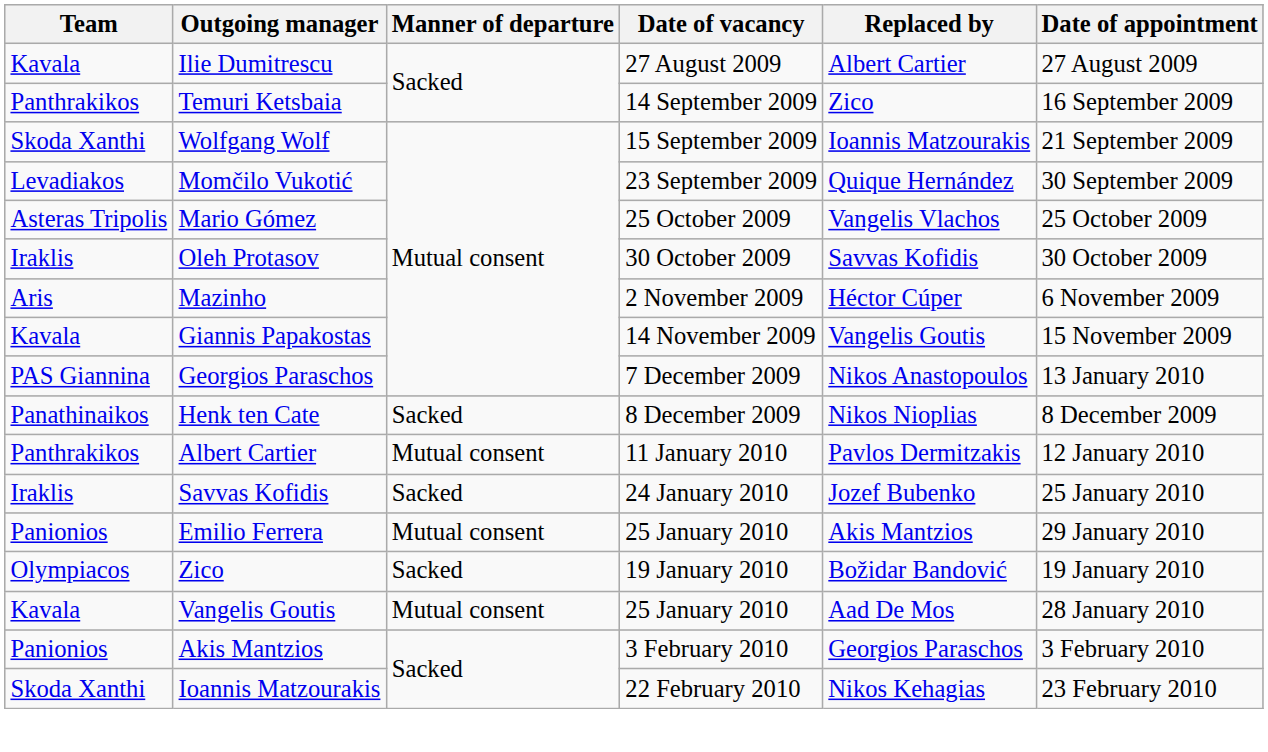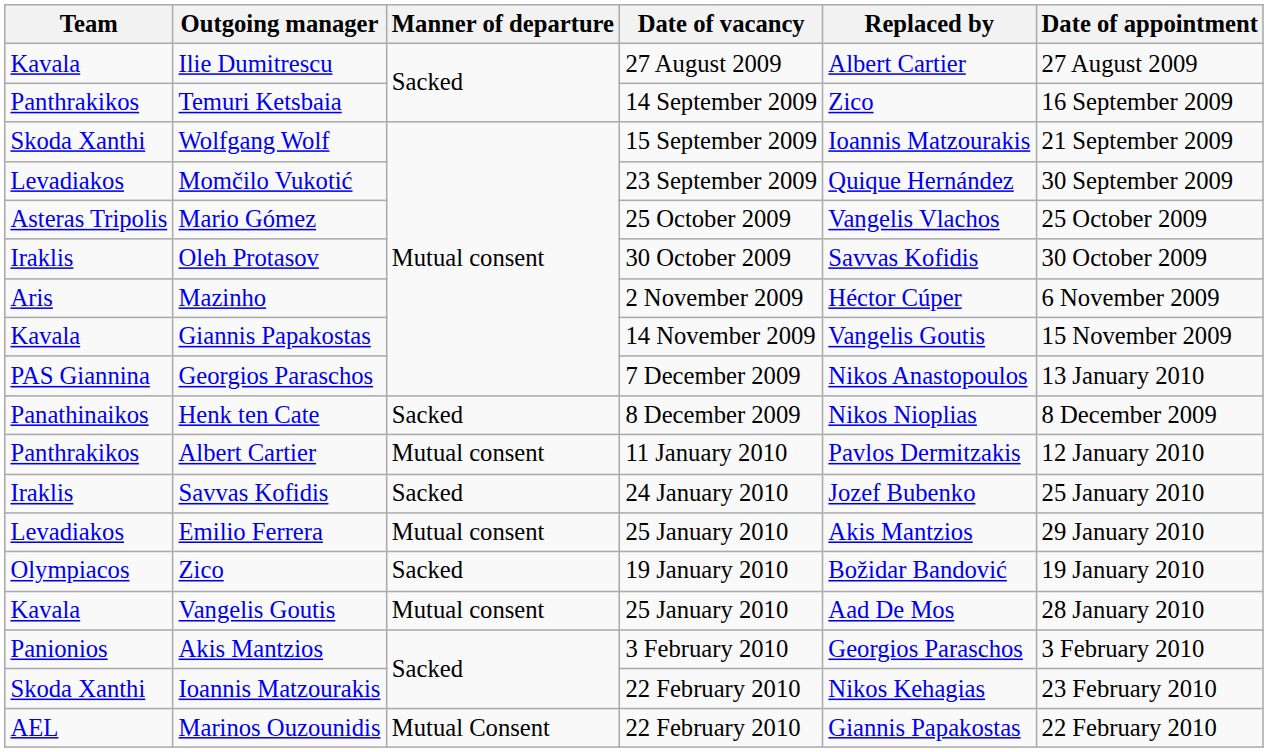(59, 532) Panionios -> (67, 532) Levadiakos
+ row: (280, 727)
